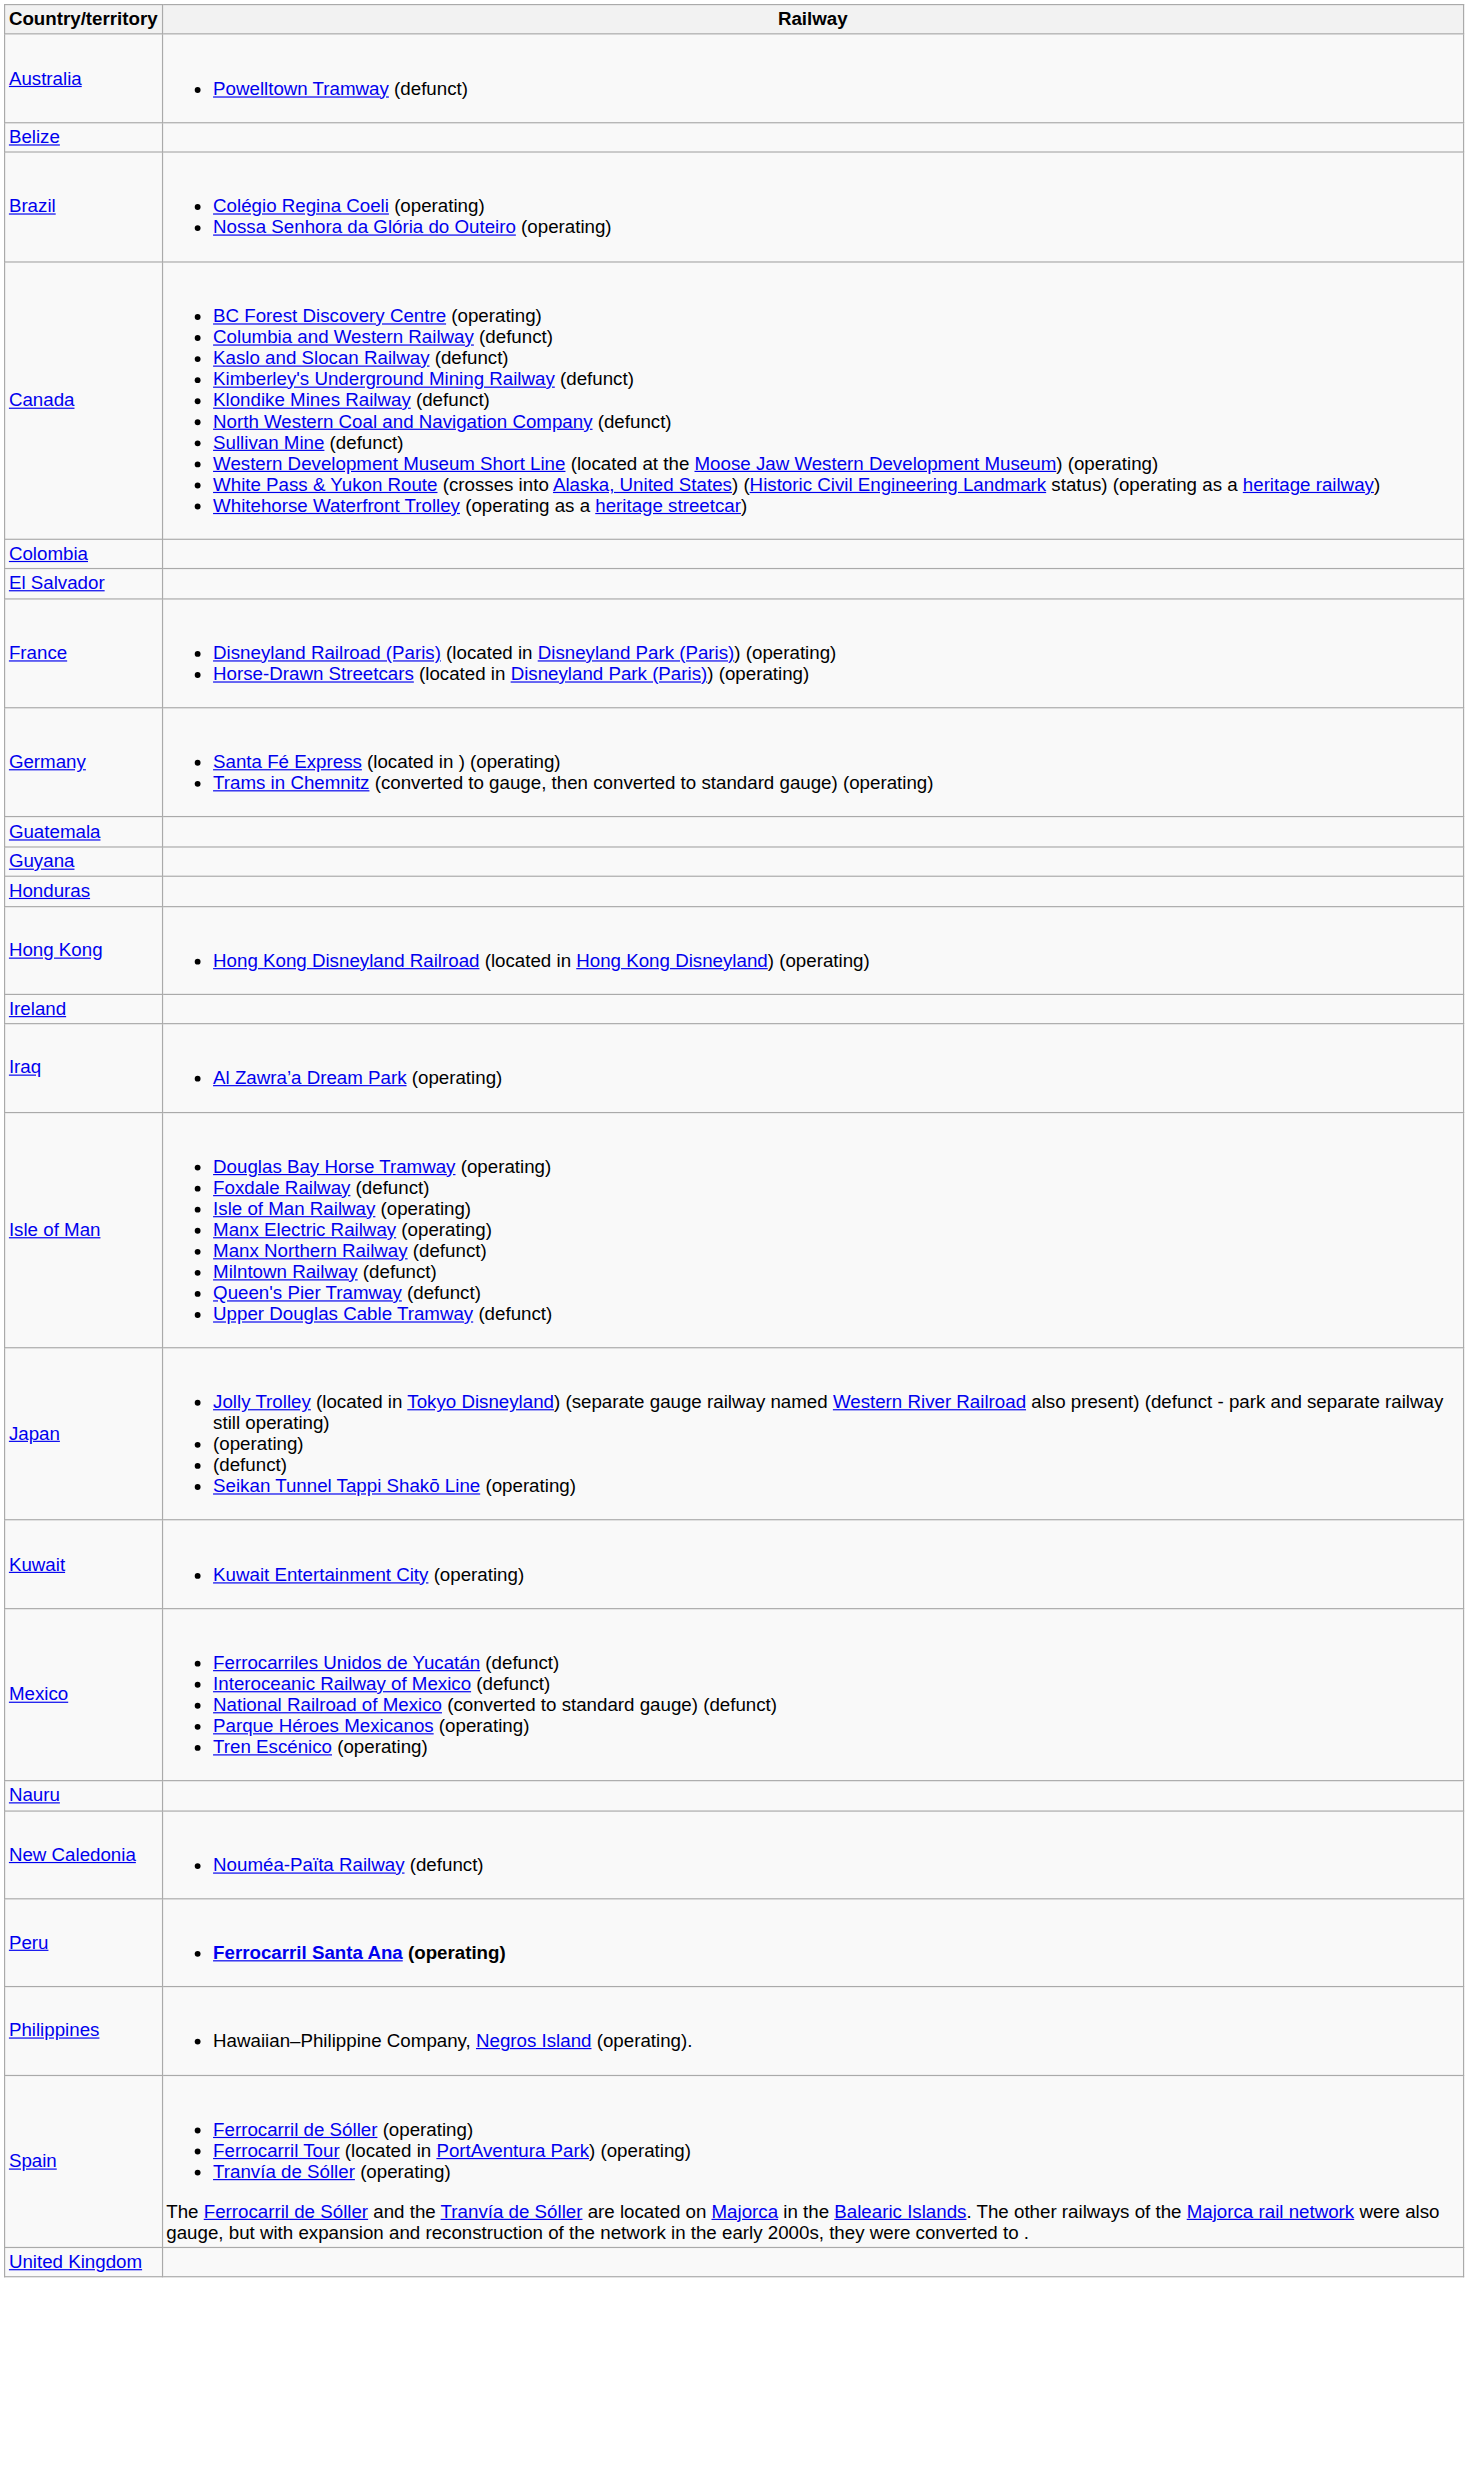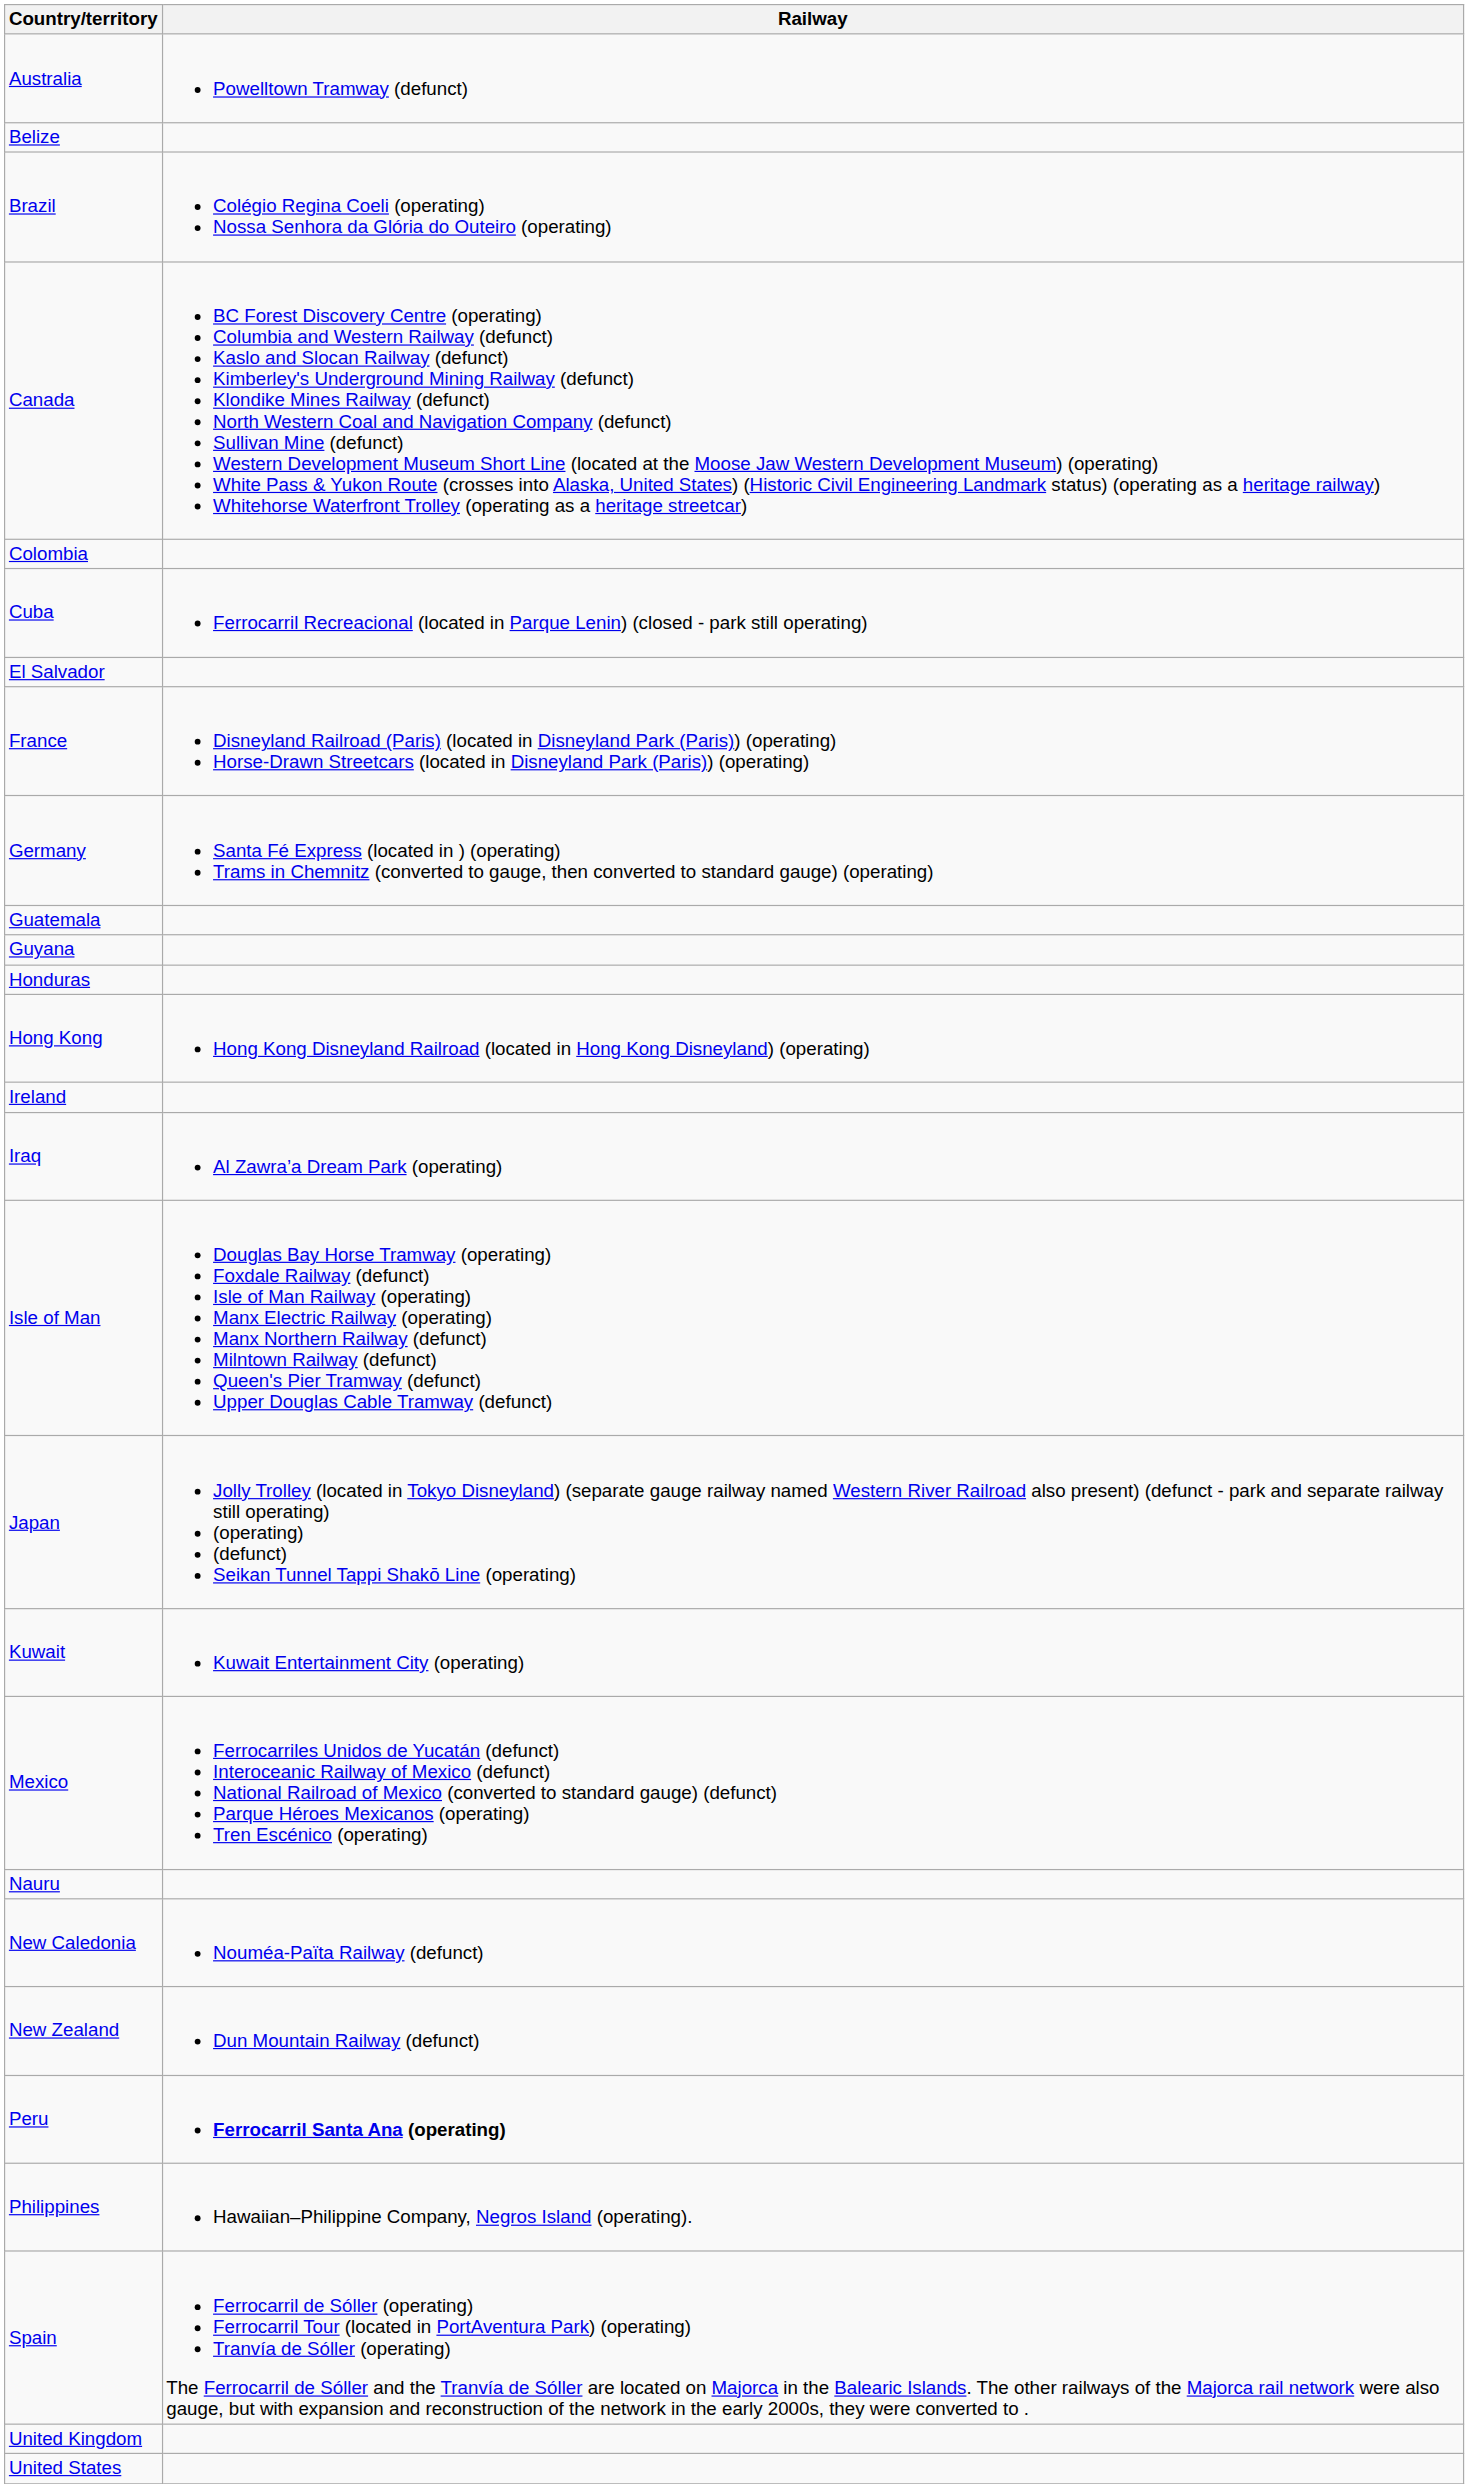+ row: (31, 612)
+ row: (64, 2030)
+ row: (65, 2468)
